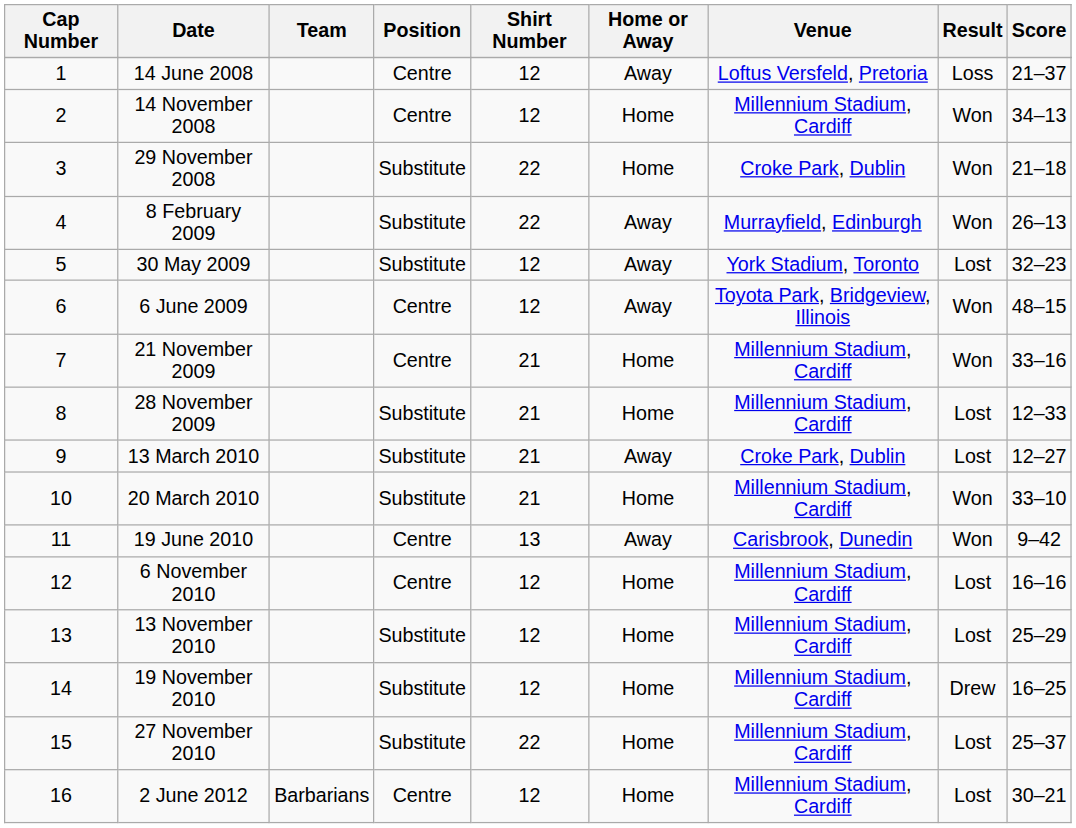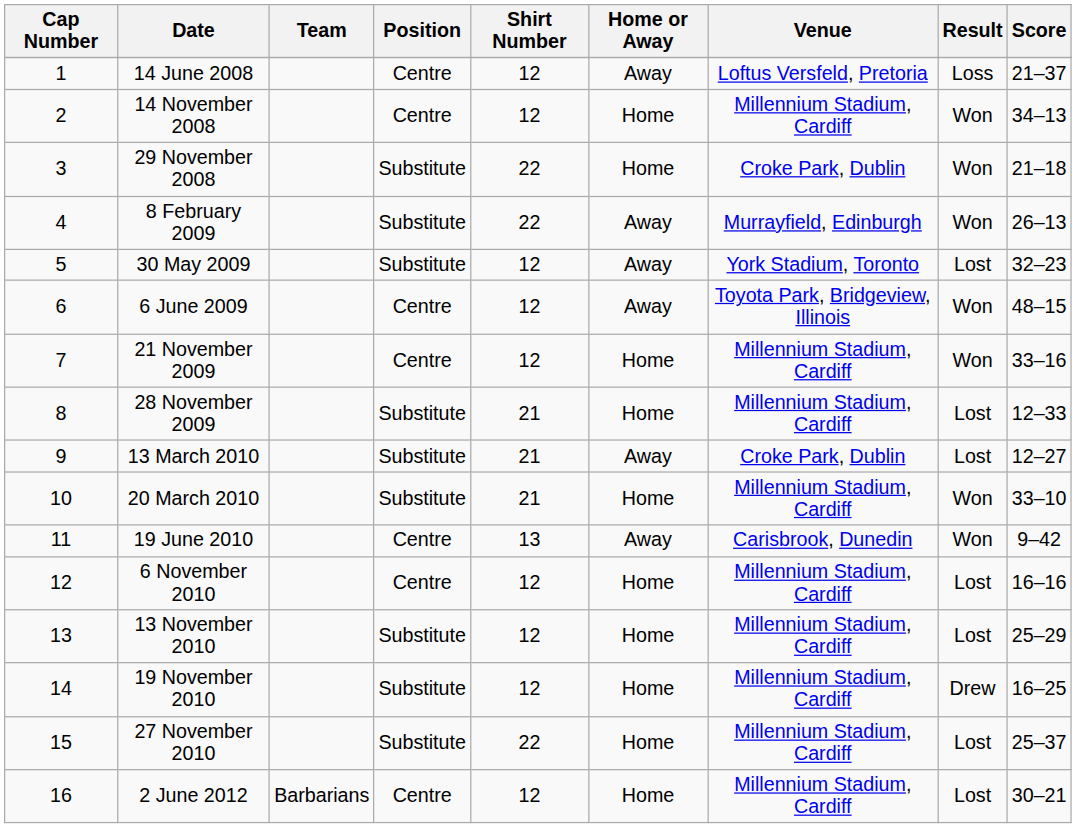(529, 360) 21 -> (529, 360) 12
